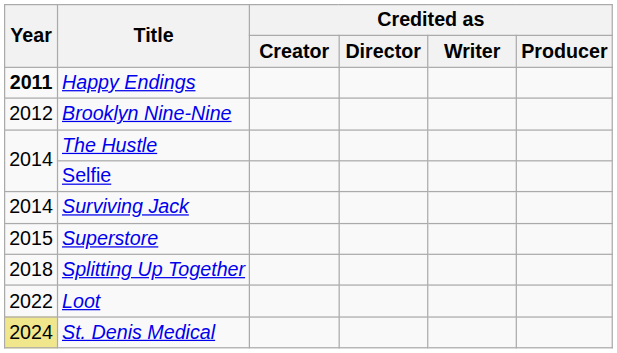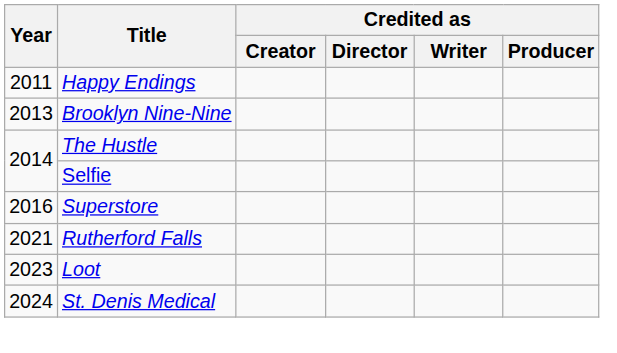(31, 82) bold -> (31, 82) normal
(31, 113) 2012 -> (31, 113) 2013
- row: (125, 207)
(31, 238) 2015 -> (31, 207) 2016
- row: (154, 269)
+ row: (132, 238)
(31, 301) 2022 -> (31, 269) 2023
(31, 332) khaki background -> (31, 301) no background
